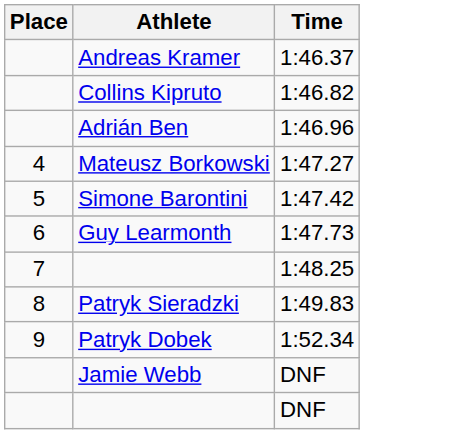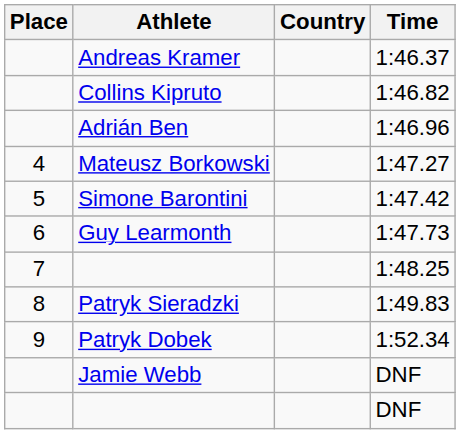+ column: (323, 22)
